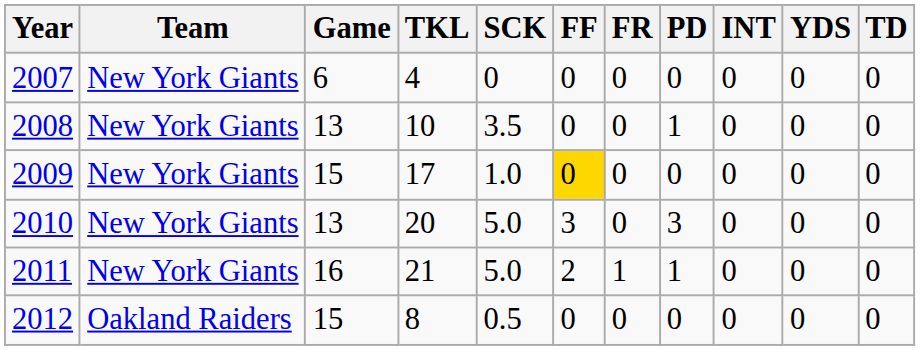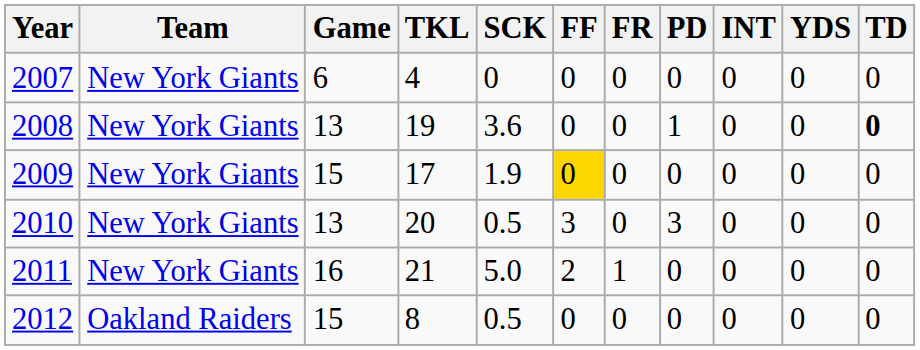(420, 125) 10 -> (420, 125) 19
(503, 125) 3.5 -> (503, 125) 3.6
(873, 125) normal -> (873, 125) bold
(503, 174) 1.0 -> (503, 174) 1.9
(503, 222) 5.0 -> (503, 222) 0.5
(674, 271) 1 -> (674, 271) 0
